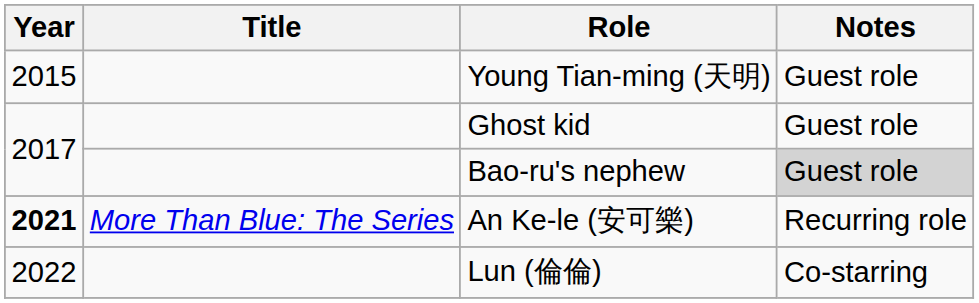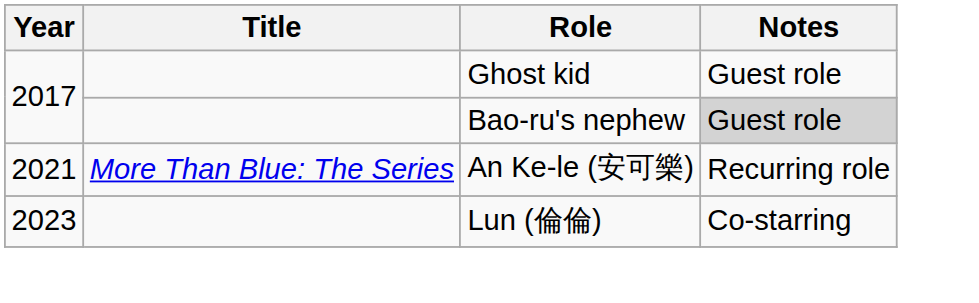- row: (619, 75)
(44, 220) bold -> (44, 168) normal
(44, 272) 2022 -> (44, 220) 2023
